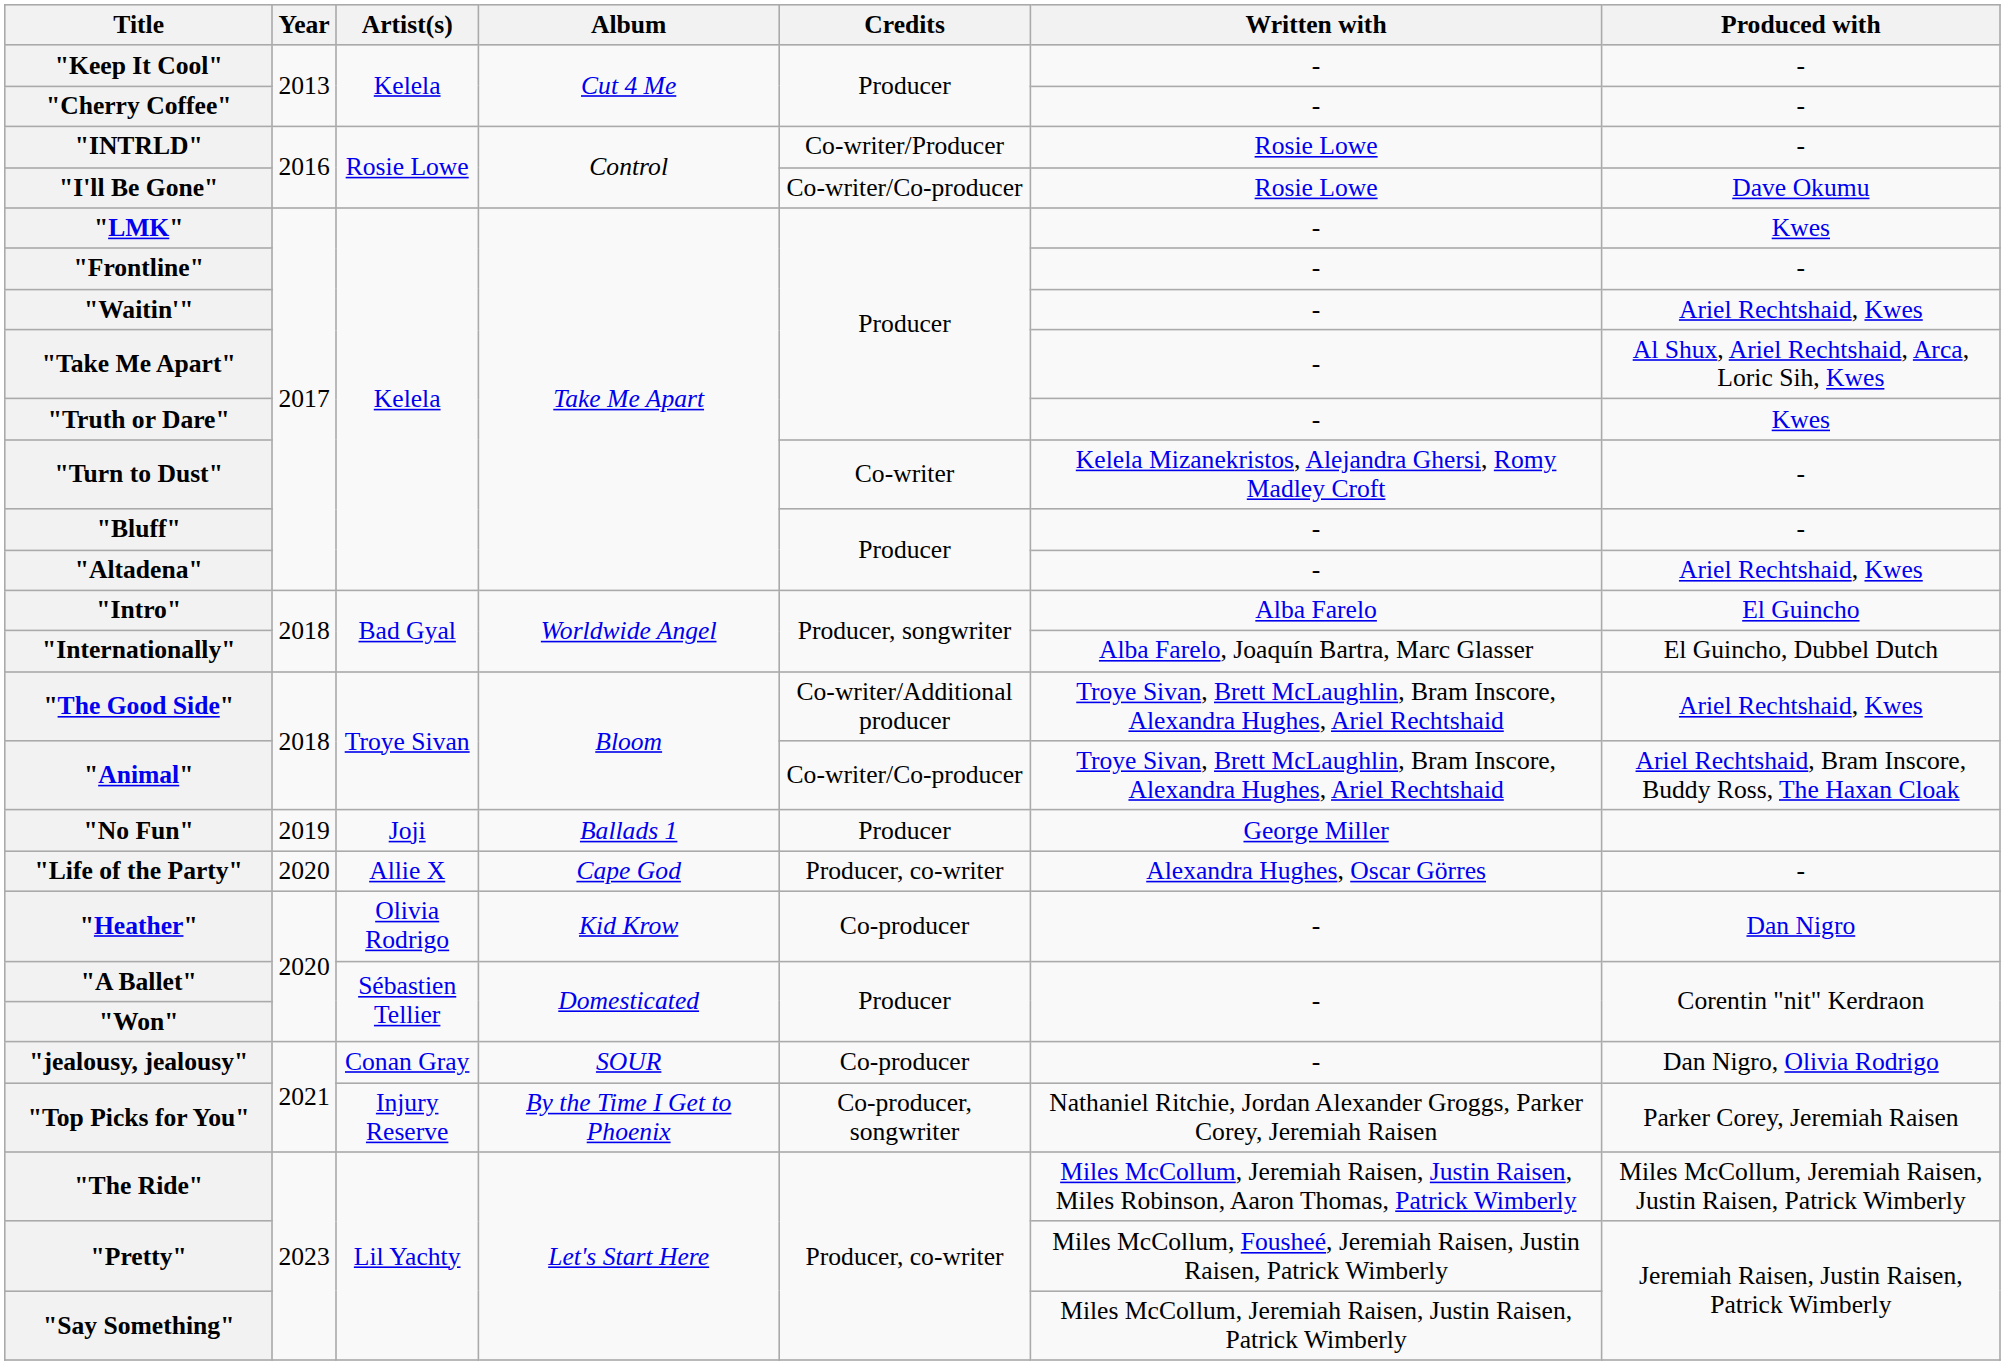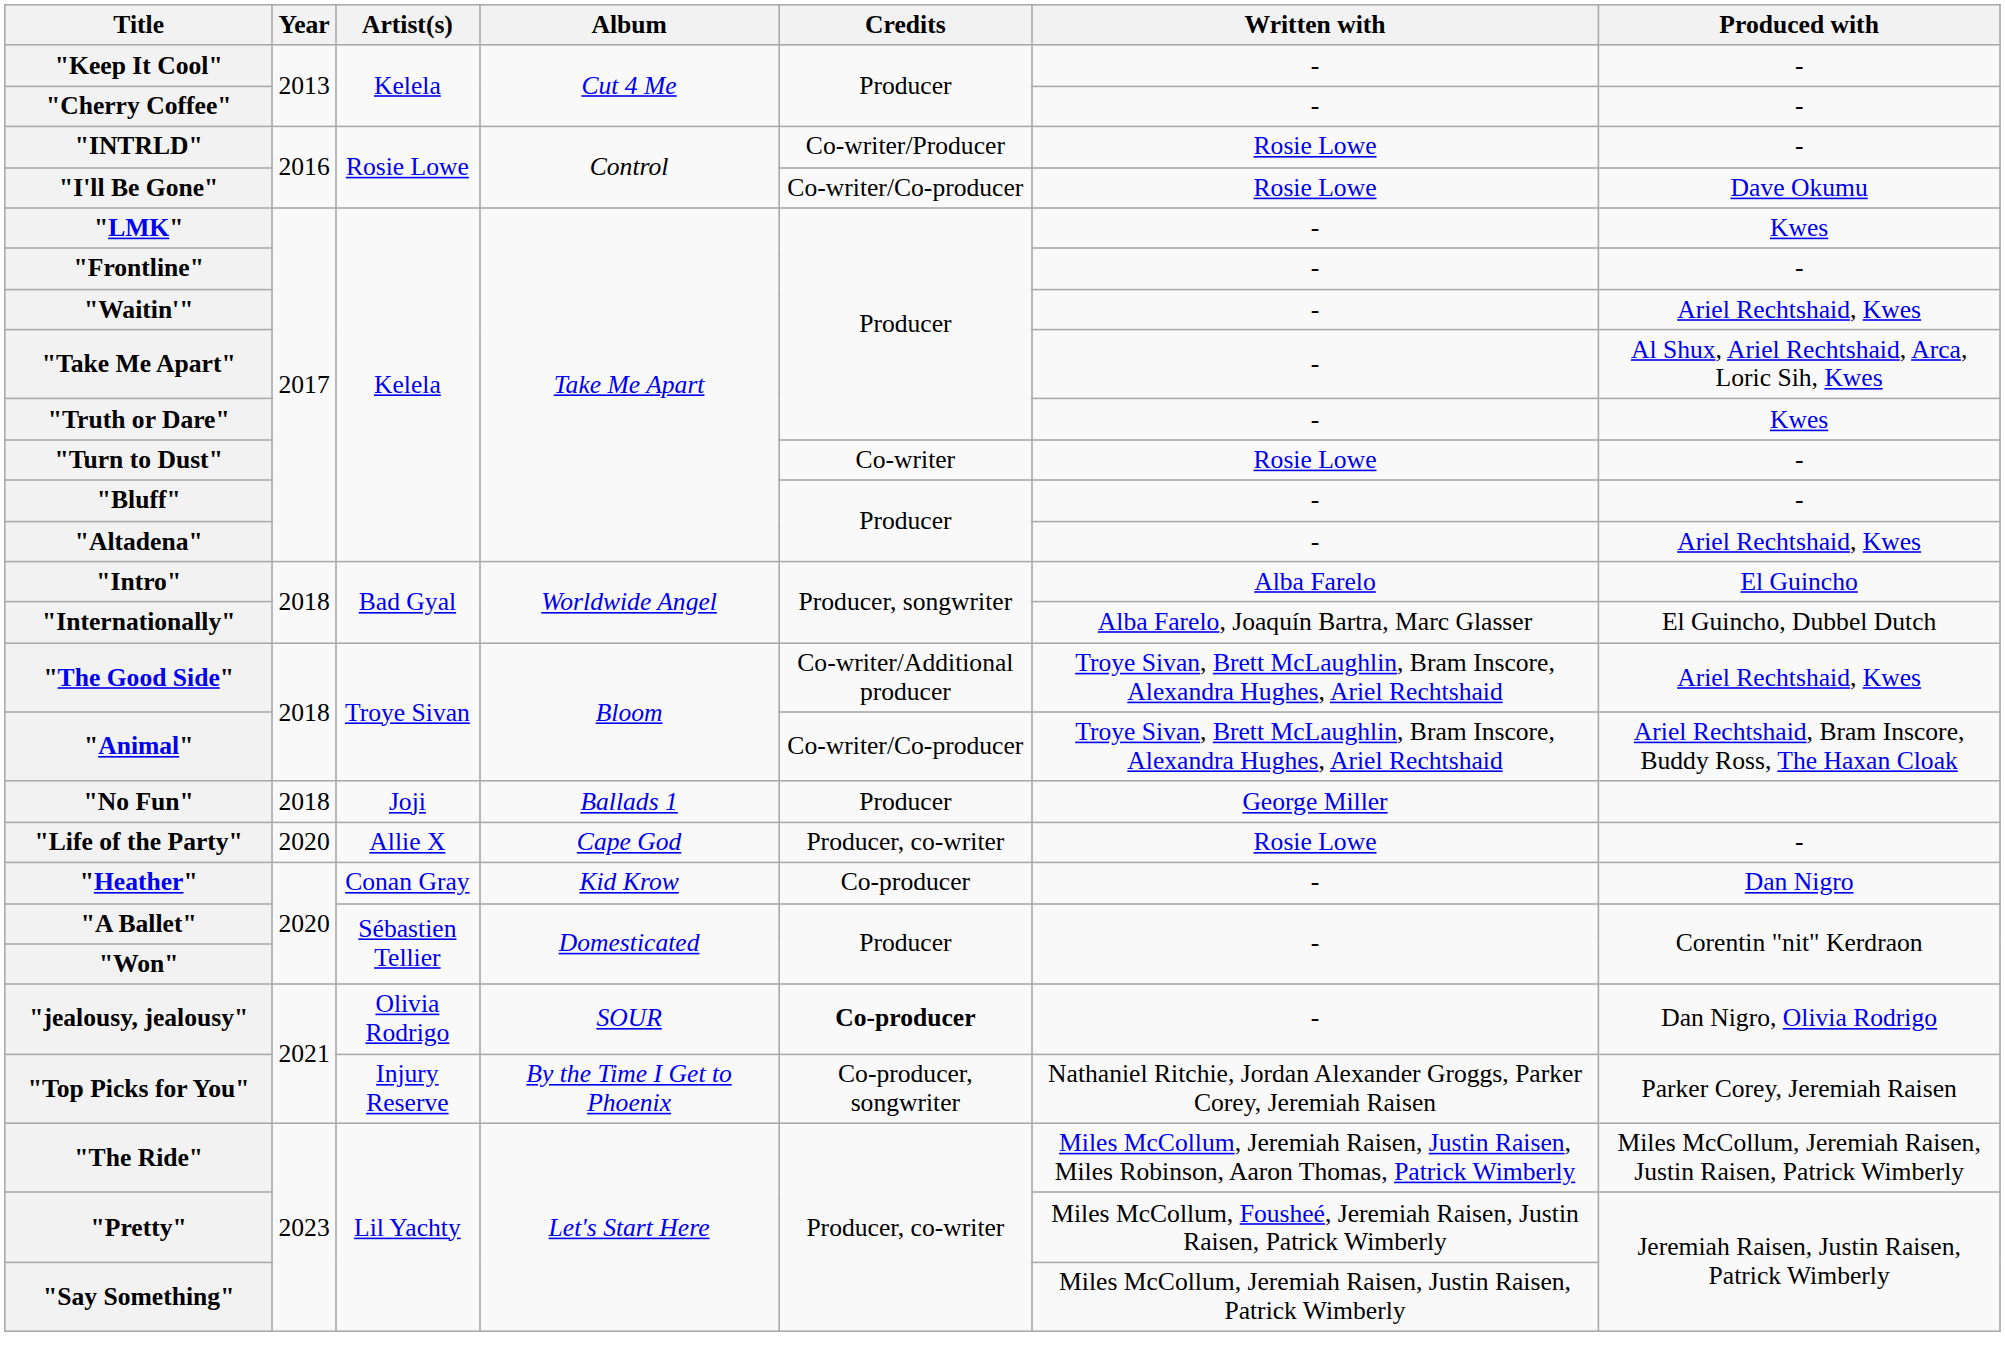(1316, 474) Kelela Mizanekristos, Alejandra Ghersi, Romy Madley Croft -> (1315, 459) Rosie Lowe
(304, 830) 2019 -> (304, 801) 2018
(1316, 870) Alexandra Hughes, Oscar Görres -> (1315, 842) Rosie Lowe
(407, 925) Olivia Rodrigo -> (407, 882) Conan Gray
(407, 1062) Conan Gray -> (407, 1018) Olivia Rodrigo
(905, 1062) normal -> (905, 1018) bold
